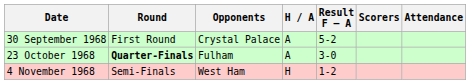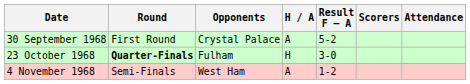(288, 55) A -> (288, 55) H
(288, 71) H -> (288, 71) A
